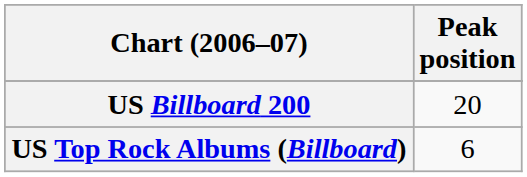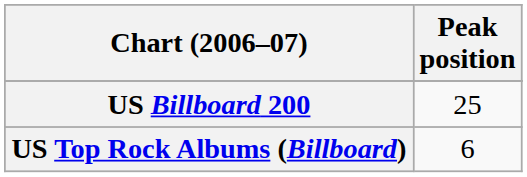(468, 103) 20 -> (468, 103) 25
